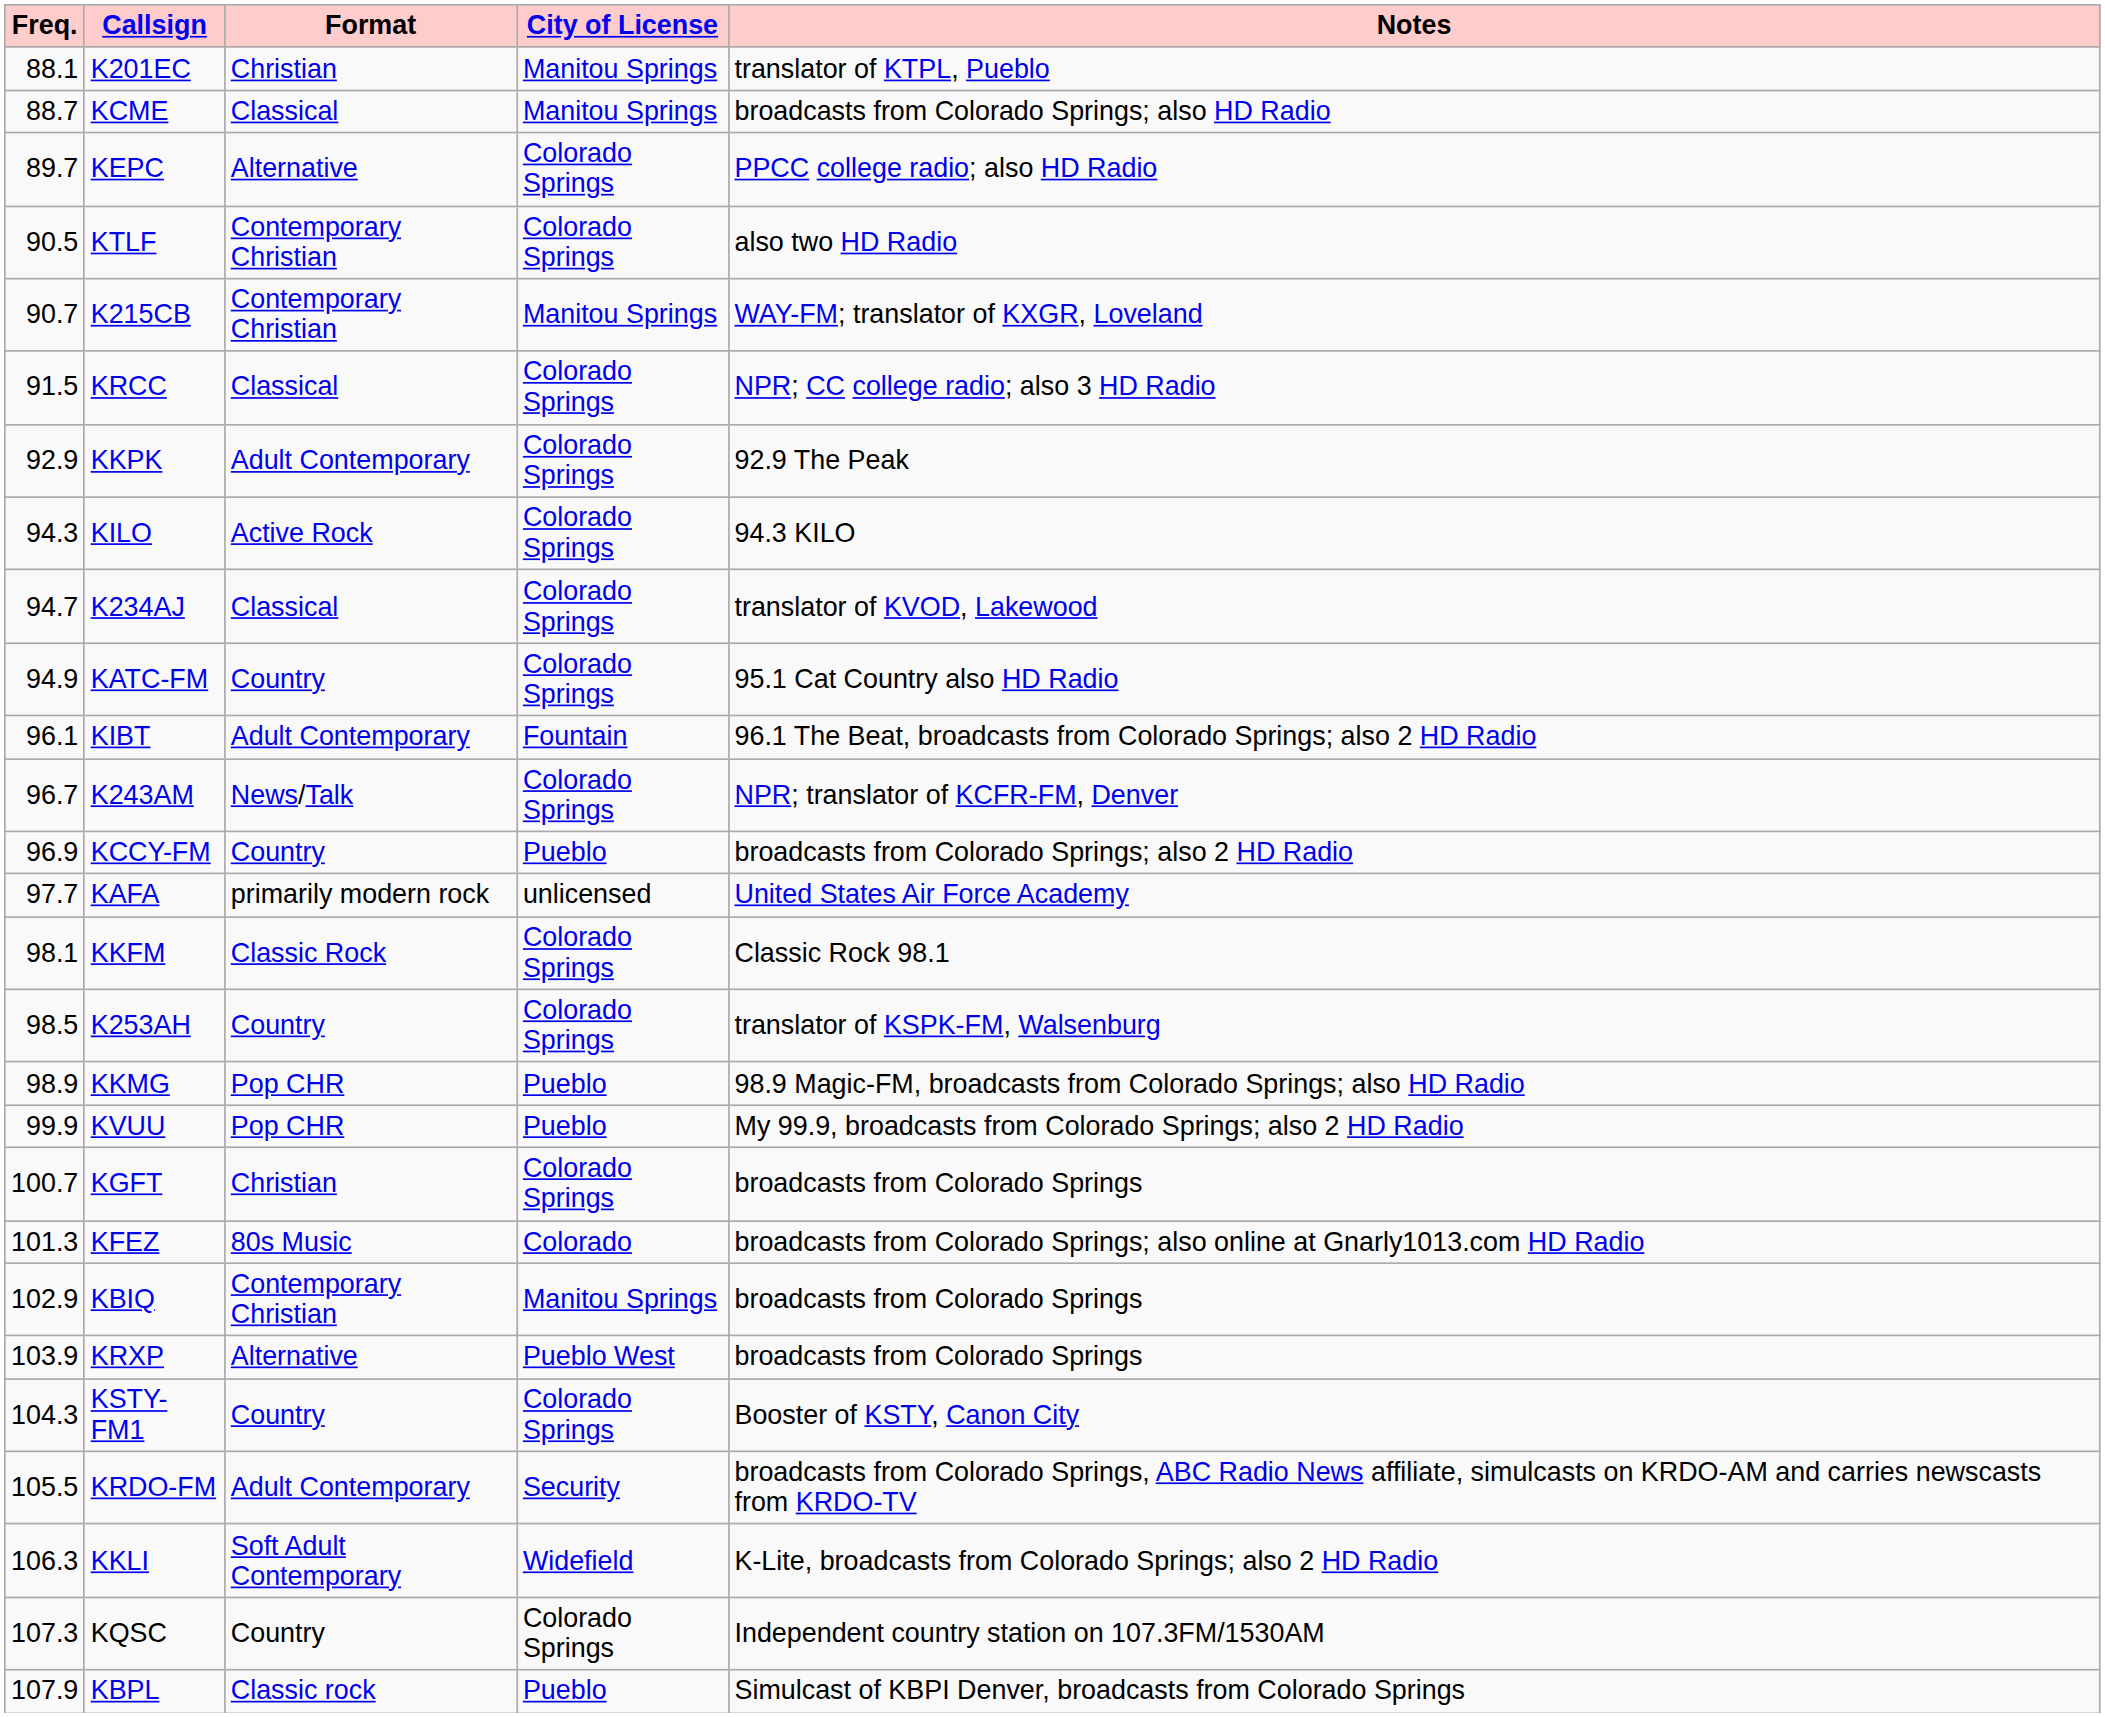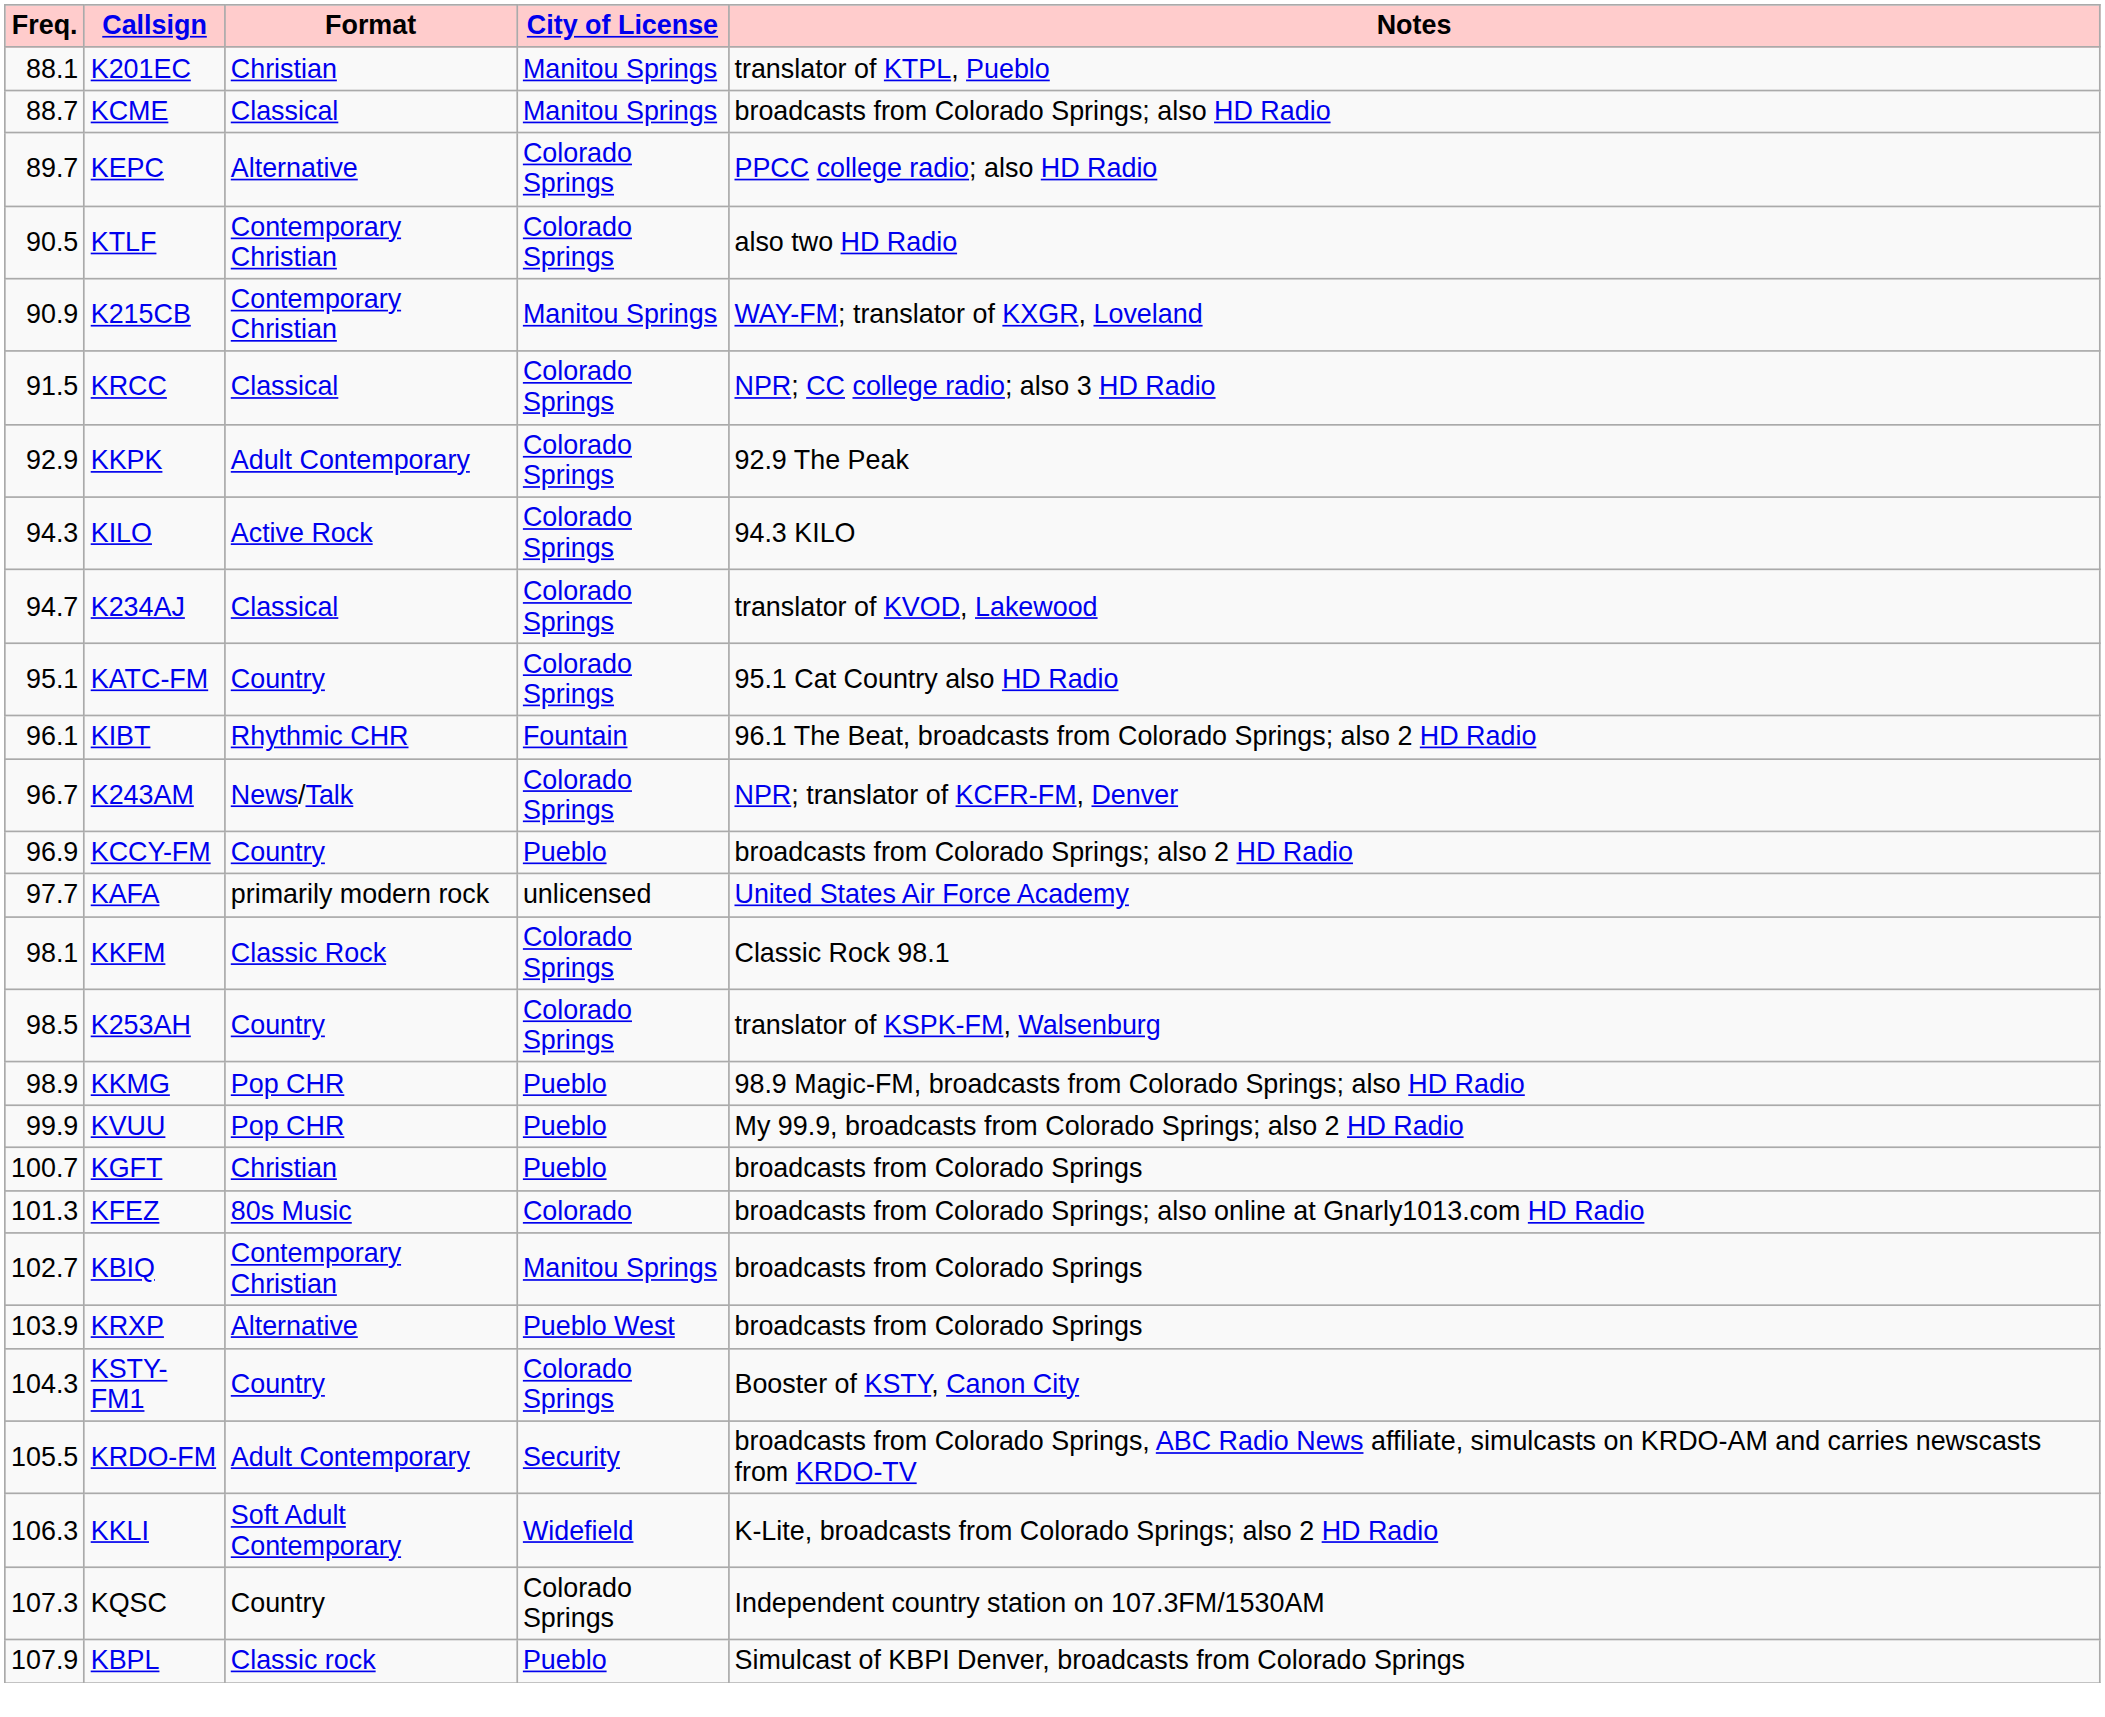(52, 314) 90.7 -> (52, 314) 90.9
(52, 678) 94.9 -> (52, 678) 95.1
(350, 736) Adult Contemporary -> (320, 736) Rhythmic CHR
(577, 1183) Colorado Springs -> (565, 1168) Pueblo
(45, 1299) 102.9 -> (45, 1268) 102.7
